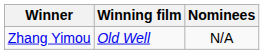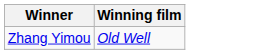- column: (222, 15)
